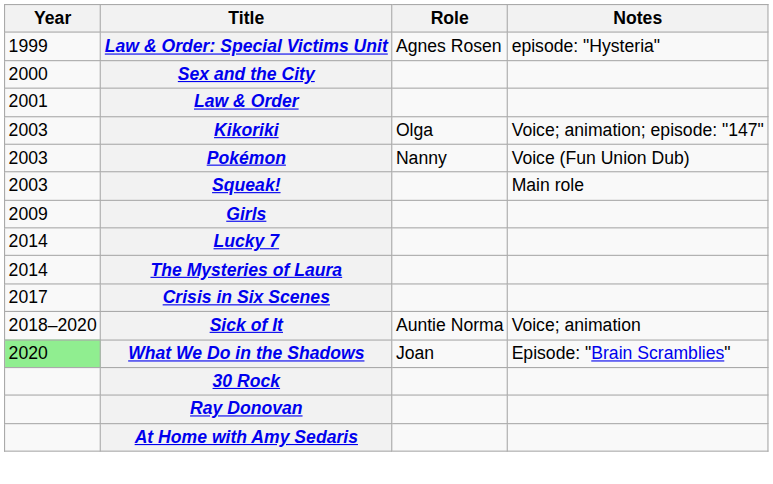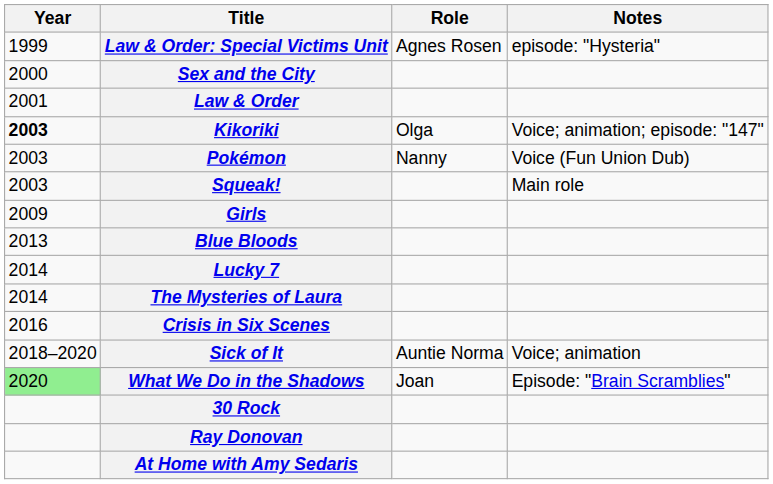(28, 130) normal -> (28, 130) bold
+ row: (246, 241)
(28, 297) 2017 -> (28, 325) 2016
